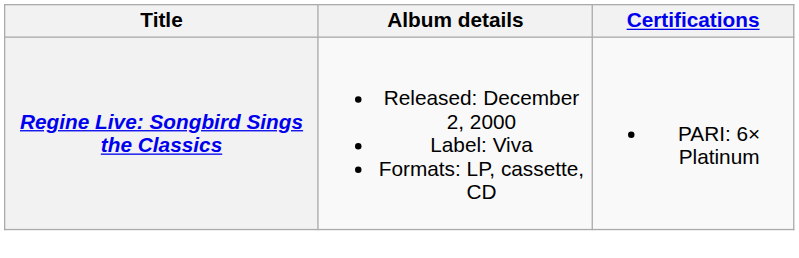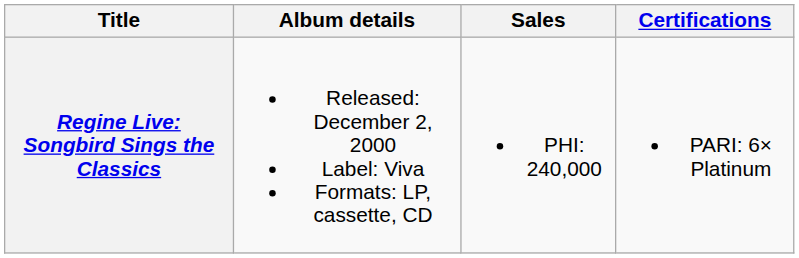+ column: (538, 20)
